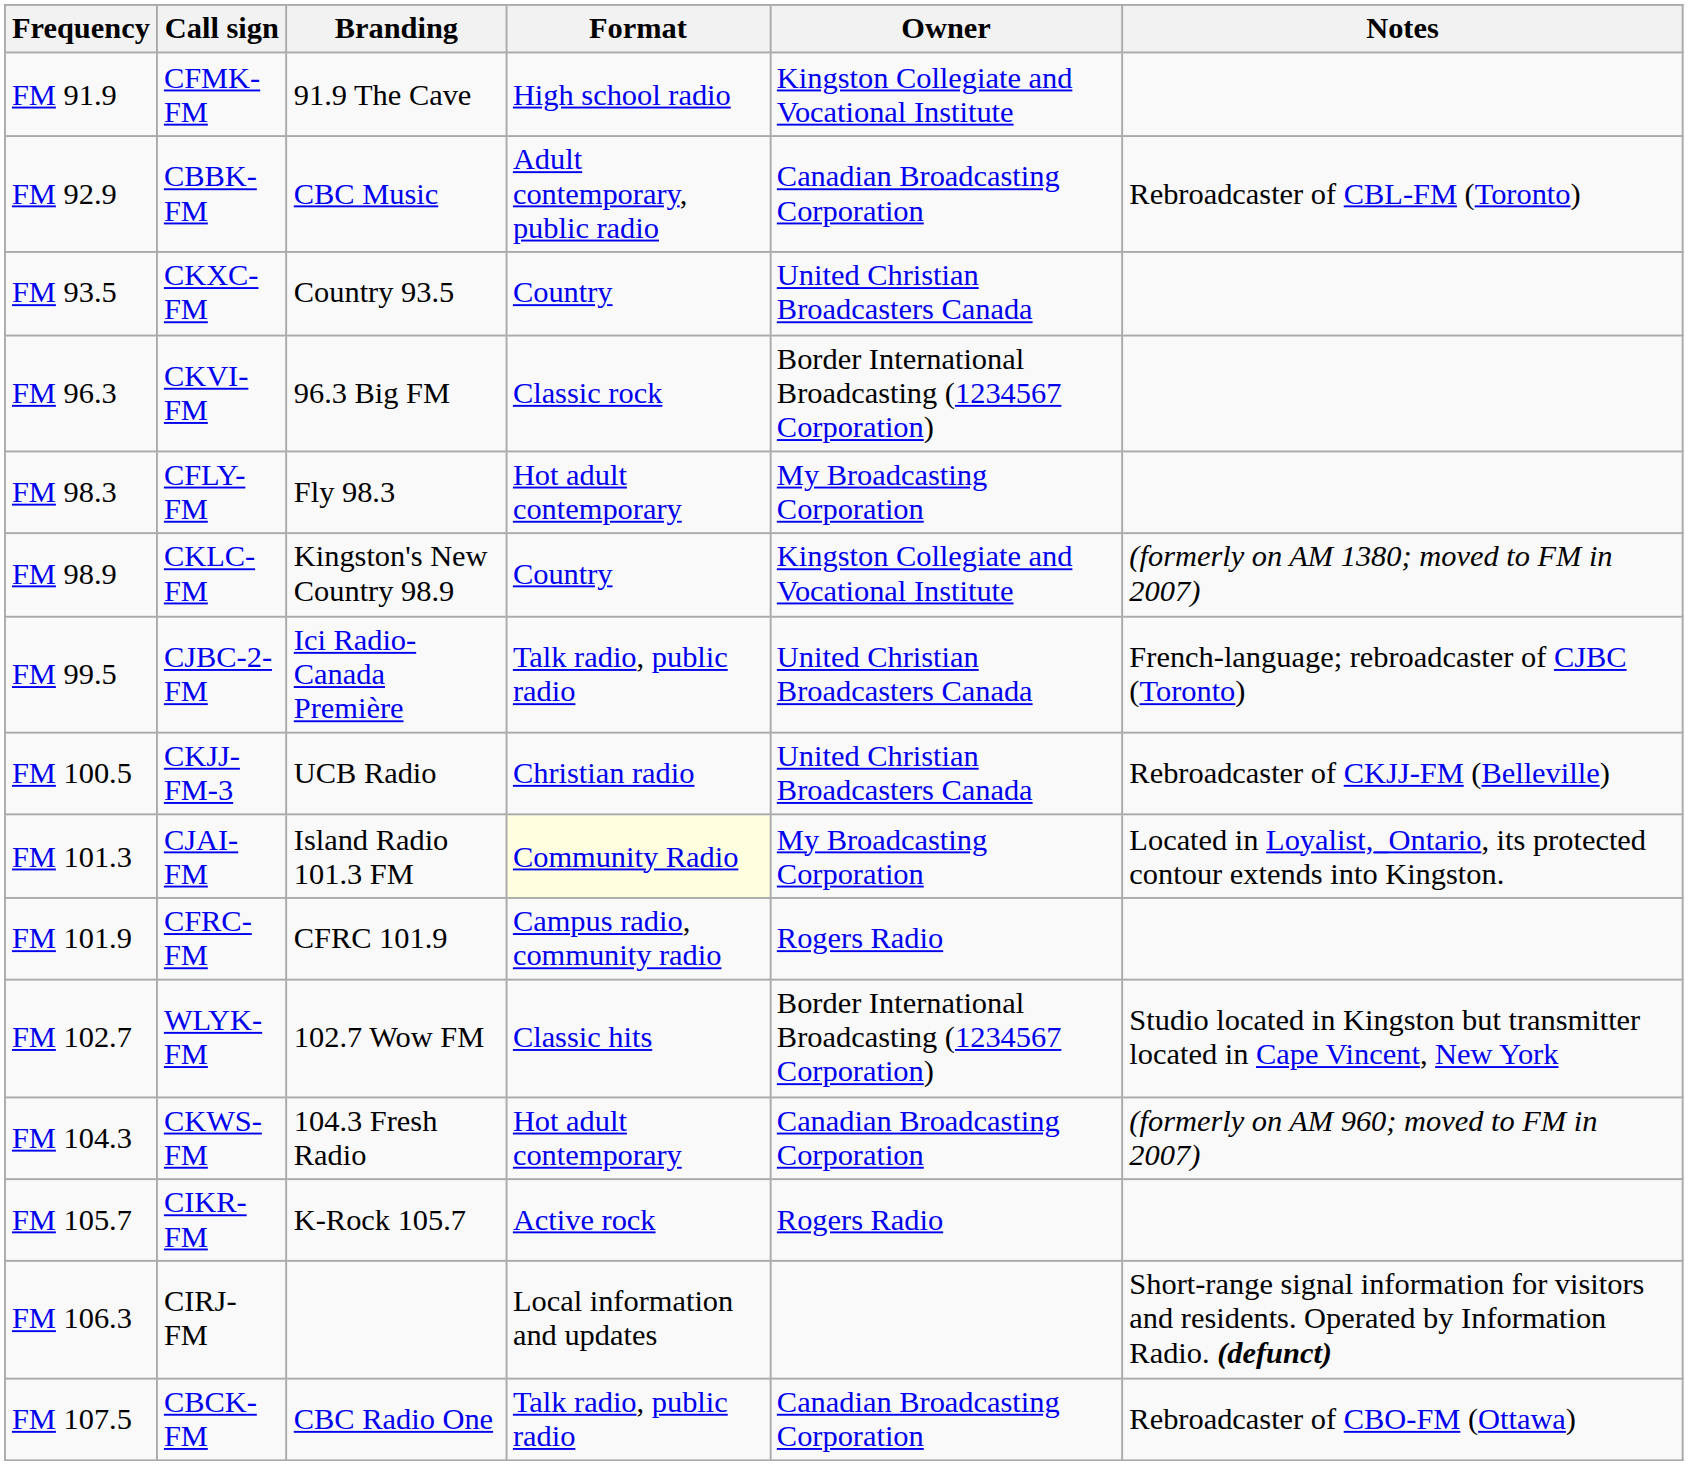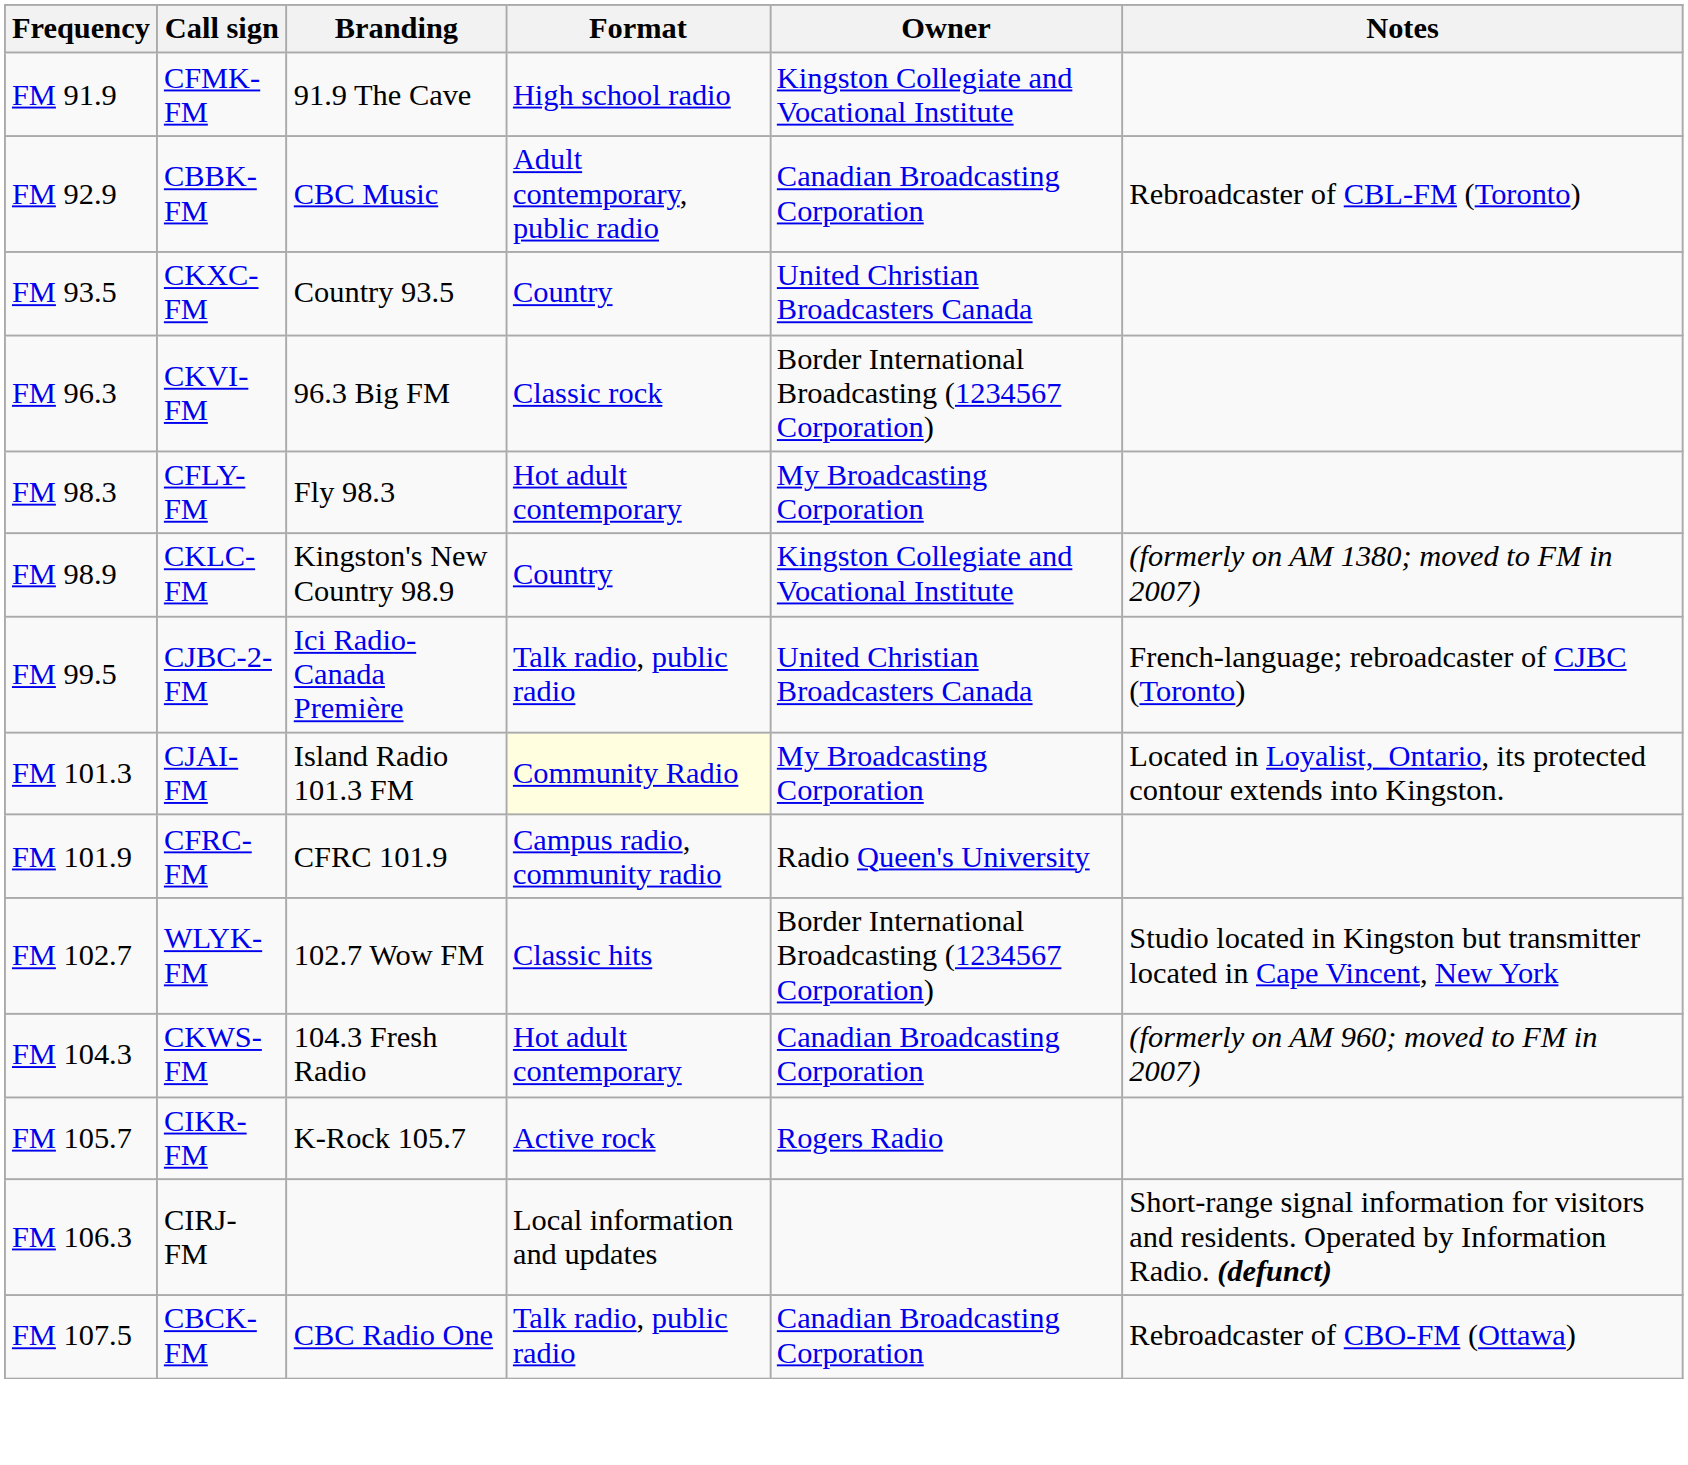- row: (72, 773)
(860, 938) Rogers Radio -> (933, 855) Radio Queen's University
